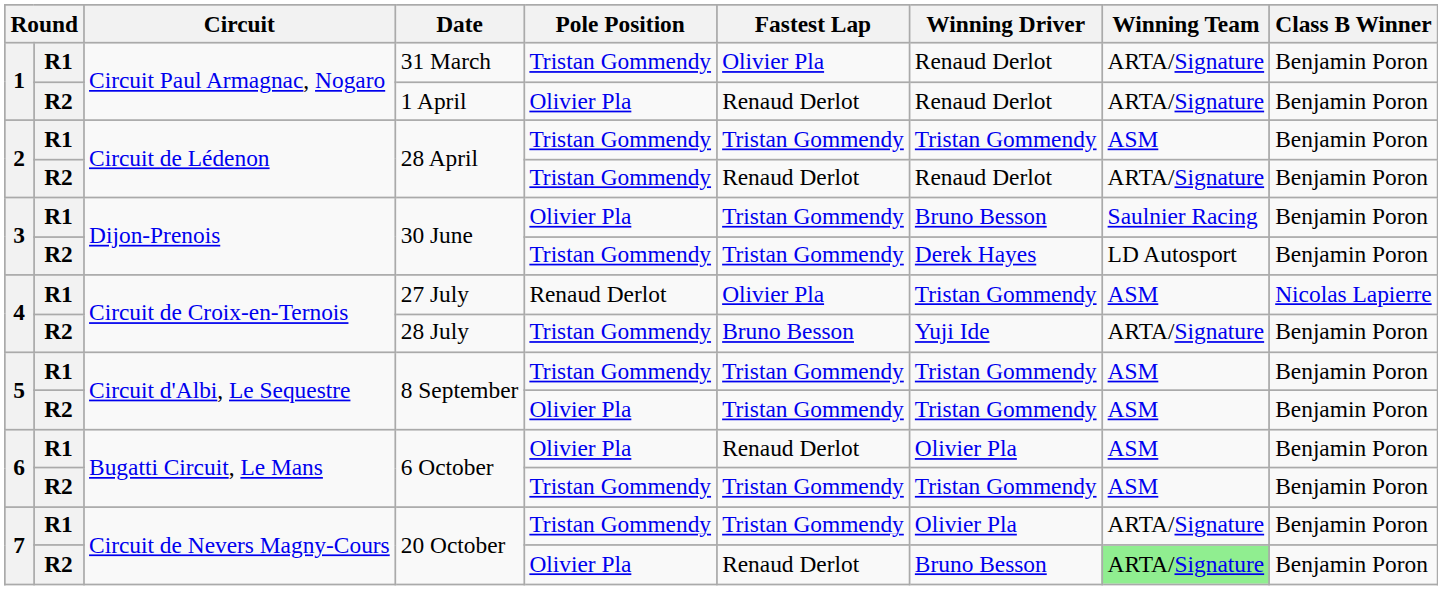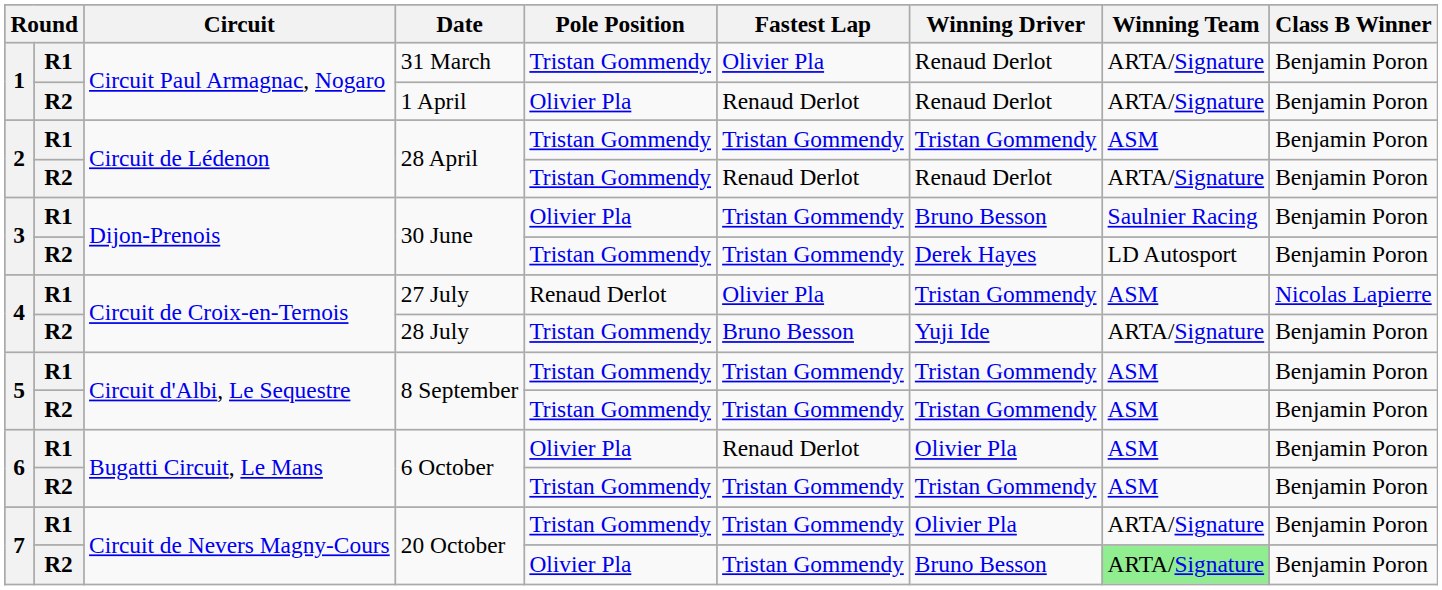(580, 409) Olivier Pla -> (620, 409) Tristan Gommendy
(791, 563) Renaud Derlot -> (813, 563) Tristan Gommendy
